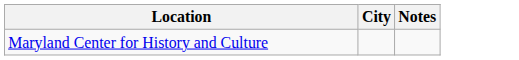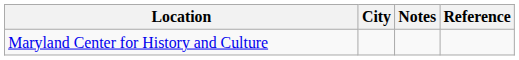+ column: (477, 17)
